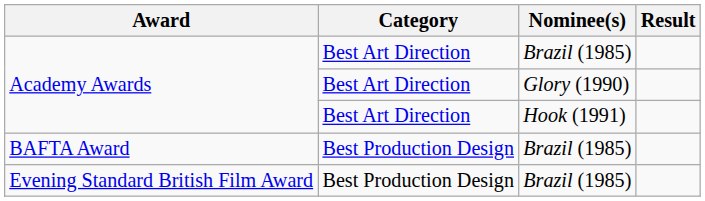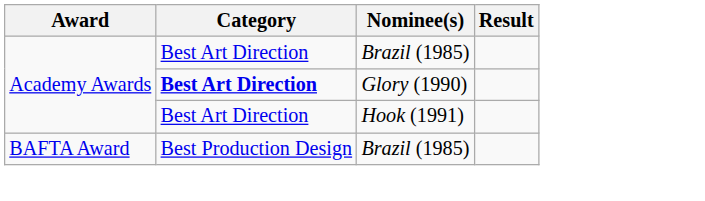(396, 84) normal -> (239, 84) bold
- row: (161, 180)
